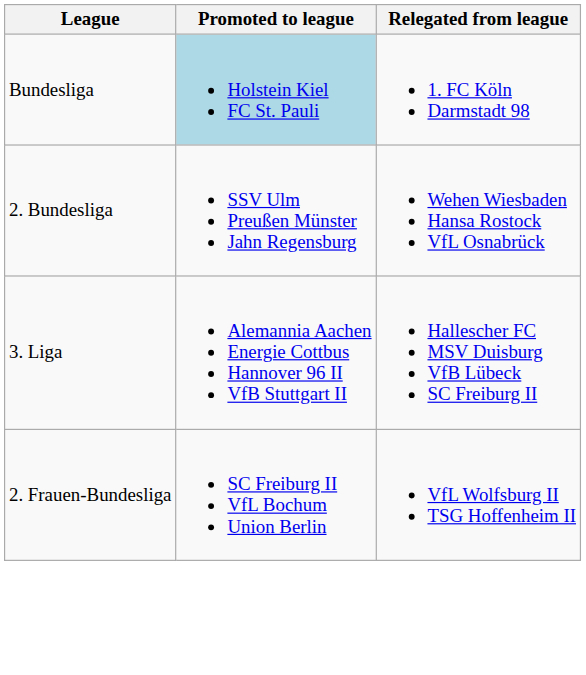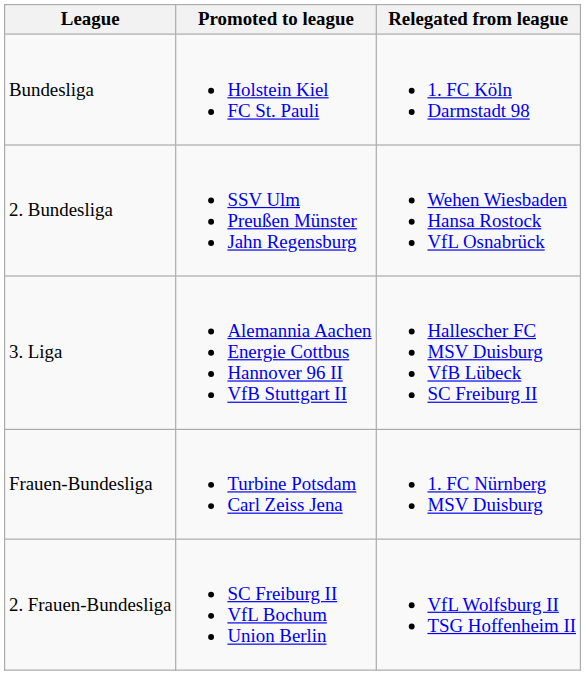(276, 100) lightblue background -> (276, 100) no background
+ row: (81, 483)
